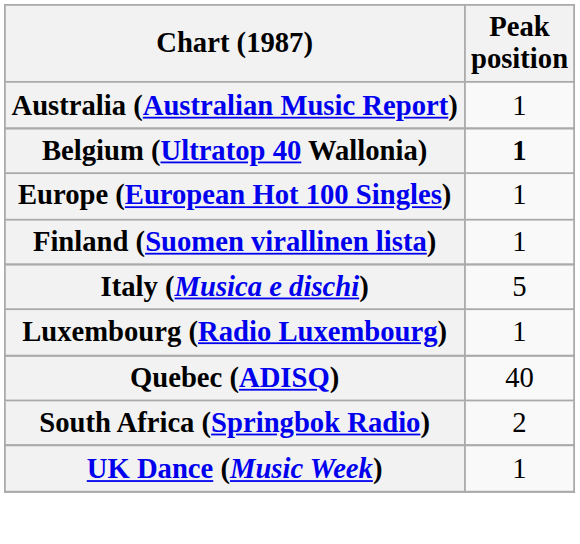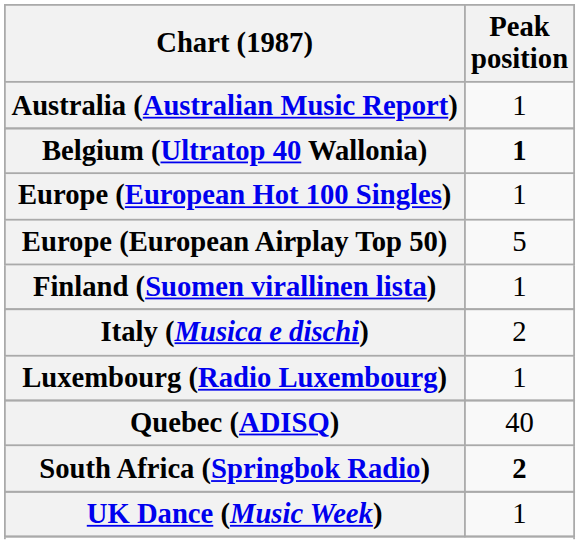+ row: (235, 241)
(520, 286) 5 -> (520, 331) 2
(520, 422) normal -> (520, 468) bold
